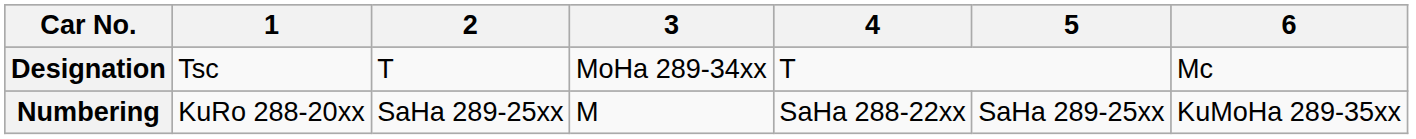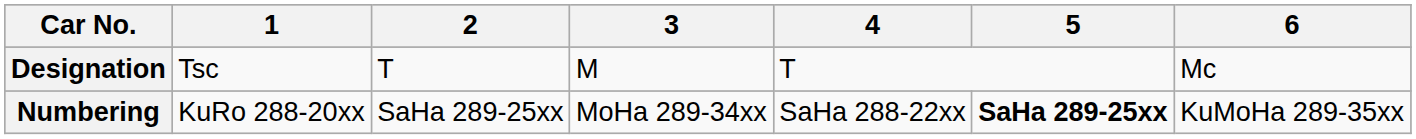(671, 68) MoHa 289-34xx -> (587, 68) M
(587, 111) M -> (671, 111) MoHa 289-34xx
(1071, 111) normal -> (1073, 111) bold
